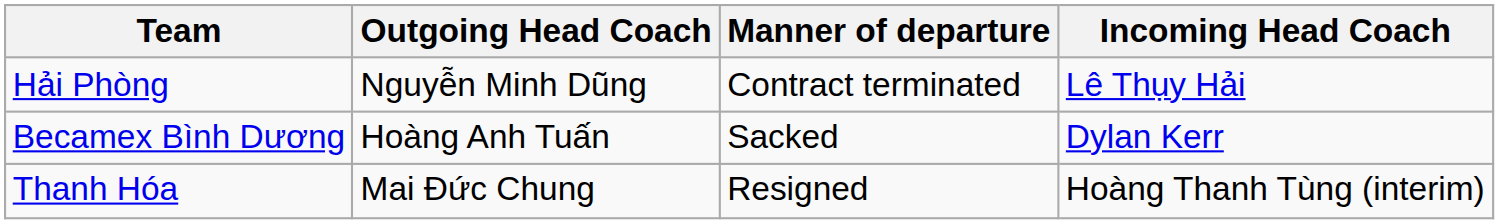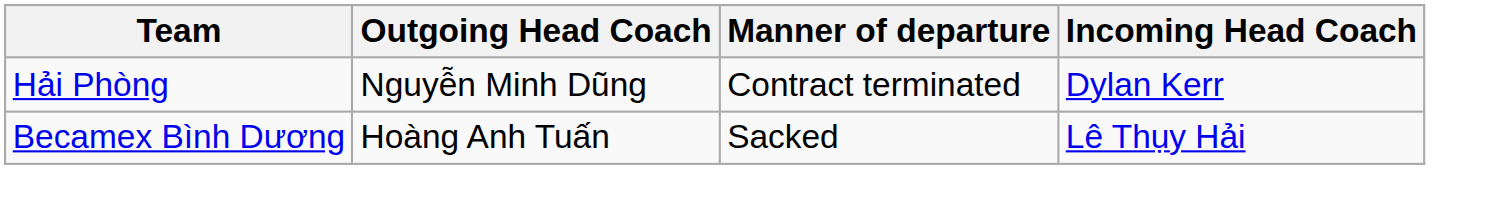(1156, 84) Lê Thụy Hải -> (1145, 84) Dylan Kerr
(1145, 137) Dylan Kerr -> (1156, 137) Lê Thụy Hải
- row: (95, 190)
